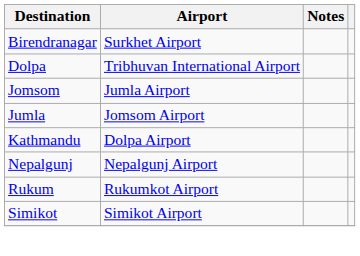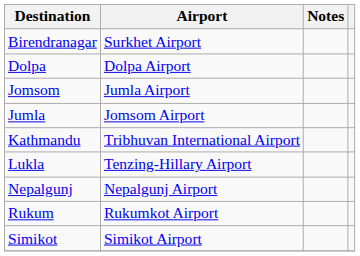(202, 66) Tribhuvan International Airport -> (147, 66) Dolpa Airport
(147, 139) Dolpa Airport -> (202, 139) Tribhuvan International Airport
+ row: (26, 164)
